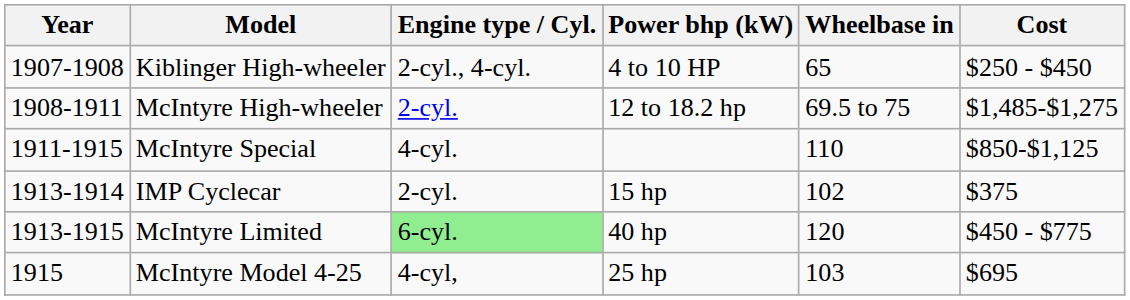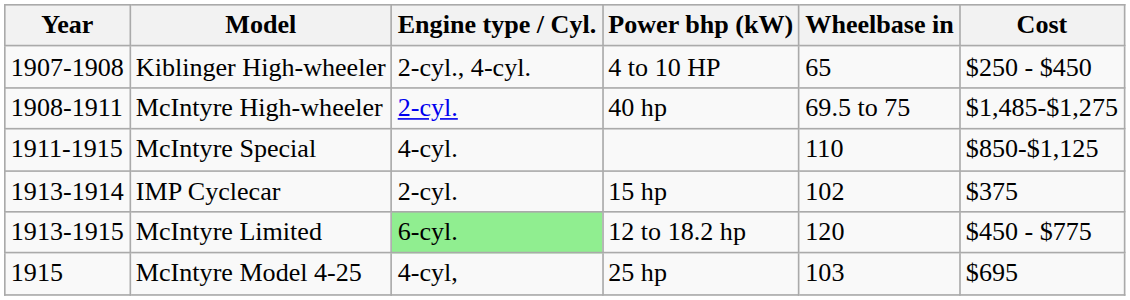(677, 107) 12 to 18.2 hp -> (638, 107) 40 hp
(638, 231) 40 hp -> (677, 231) 12 to 18.2 hp
